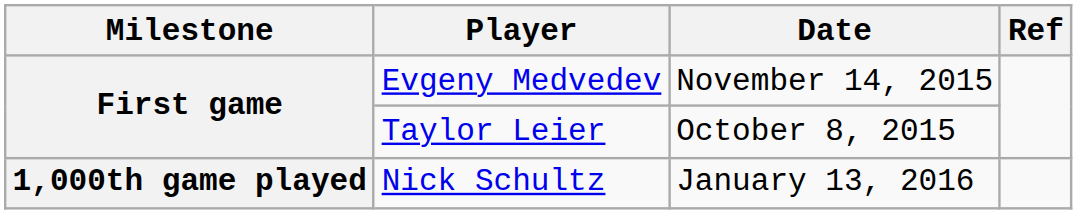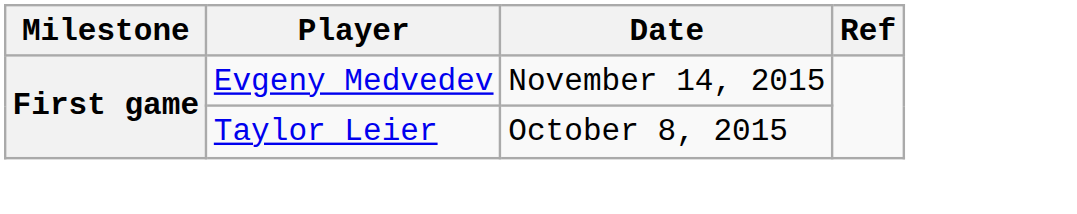- row: (494, 182)
